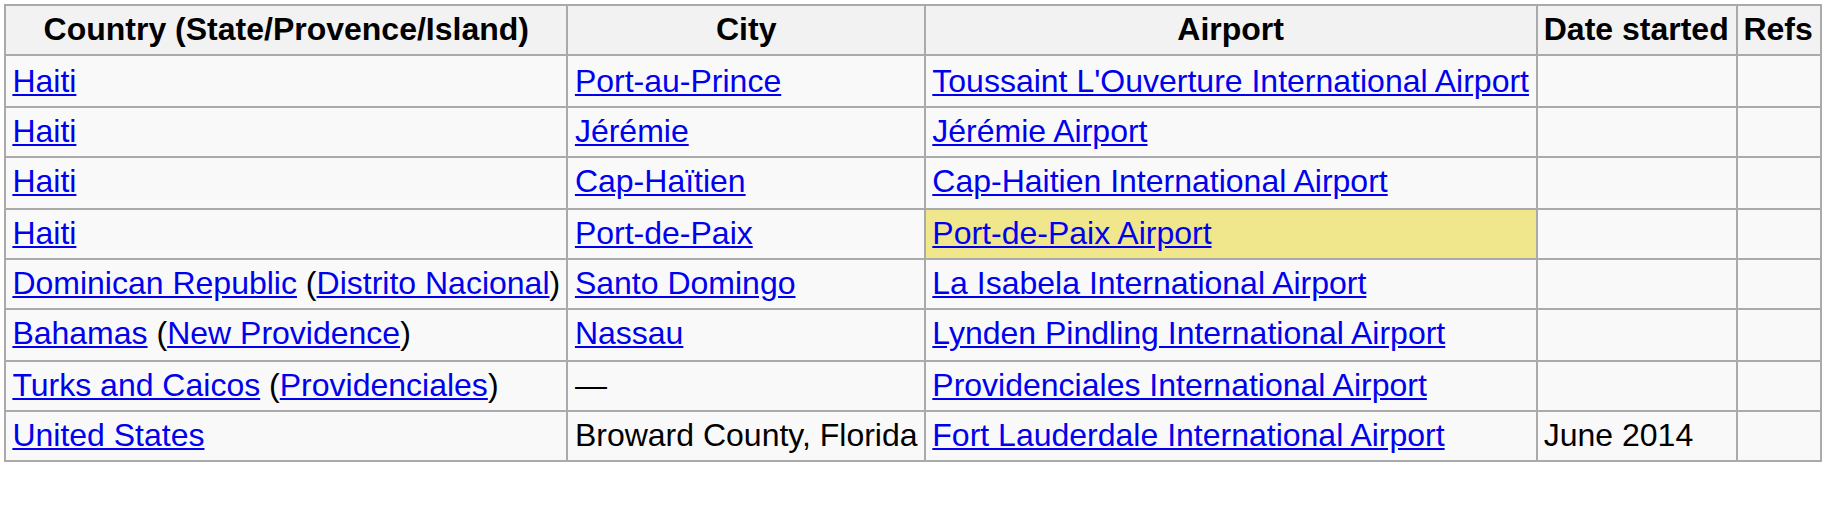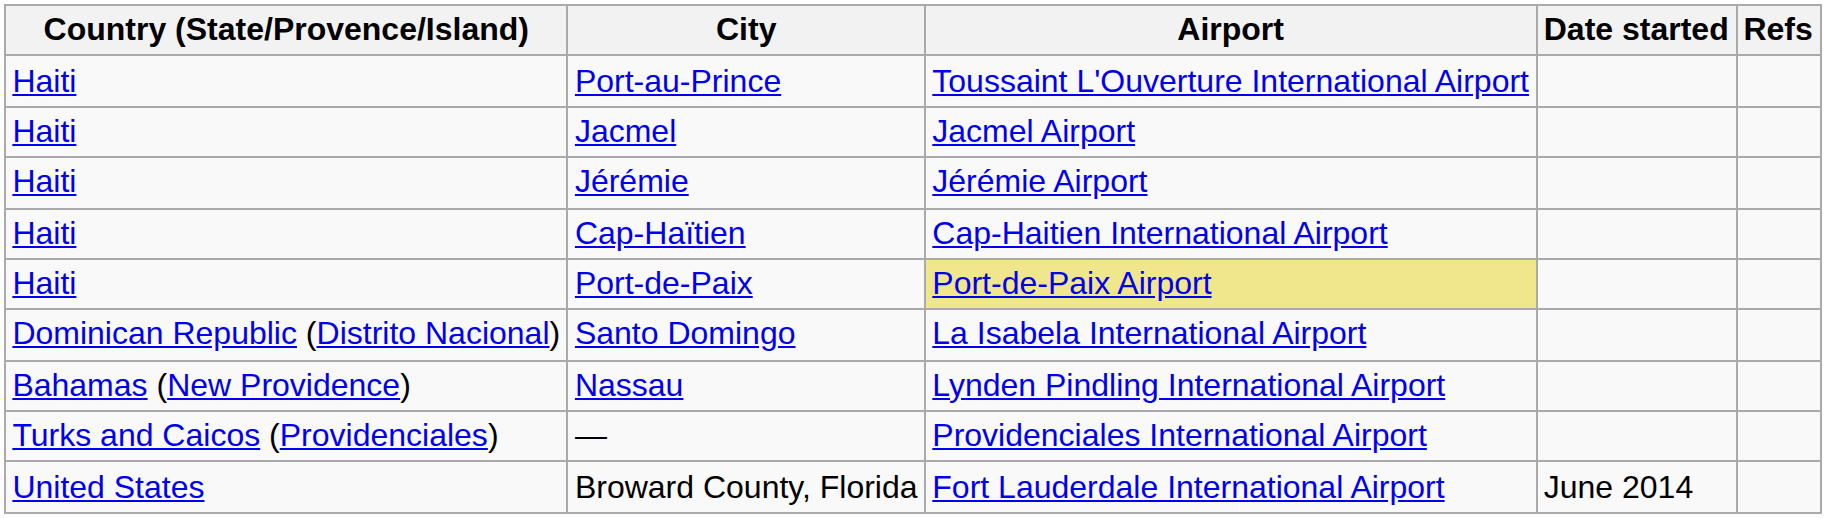+ row: (626, 131)
